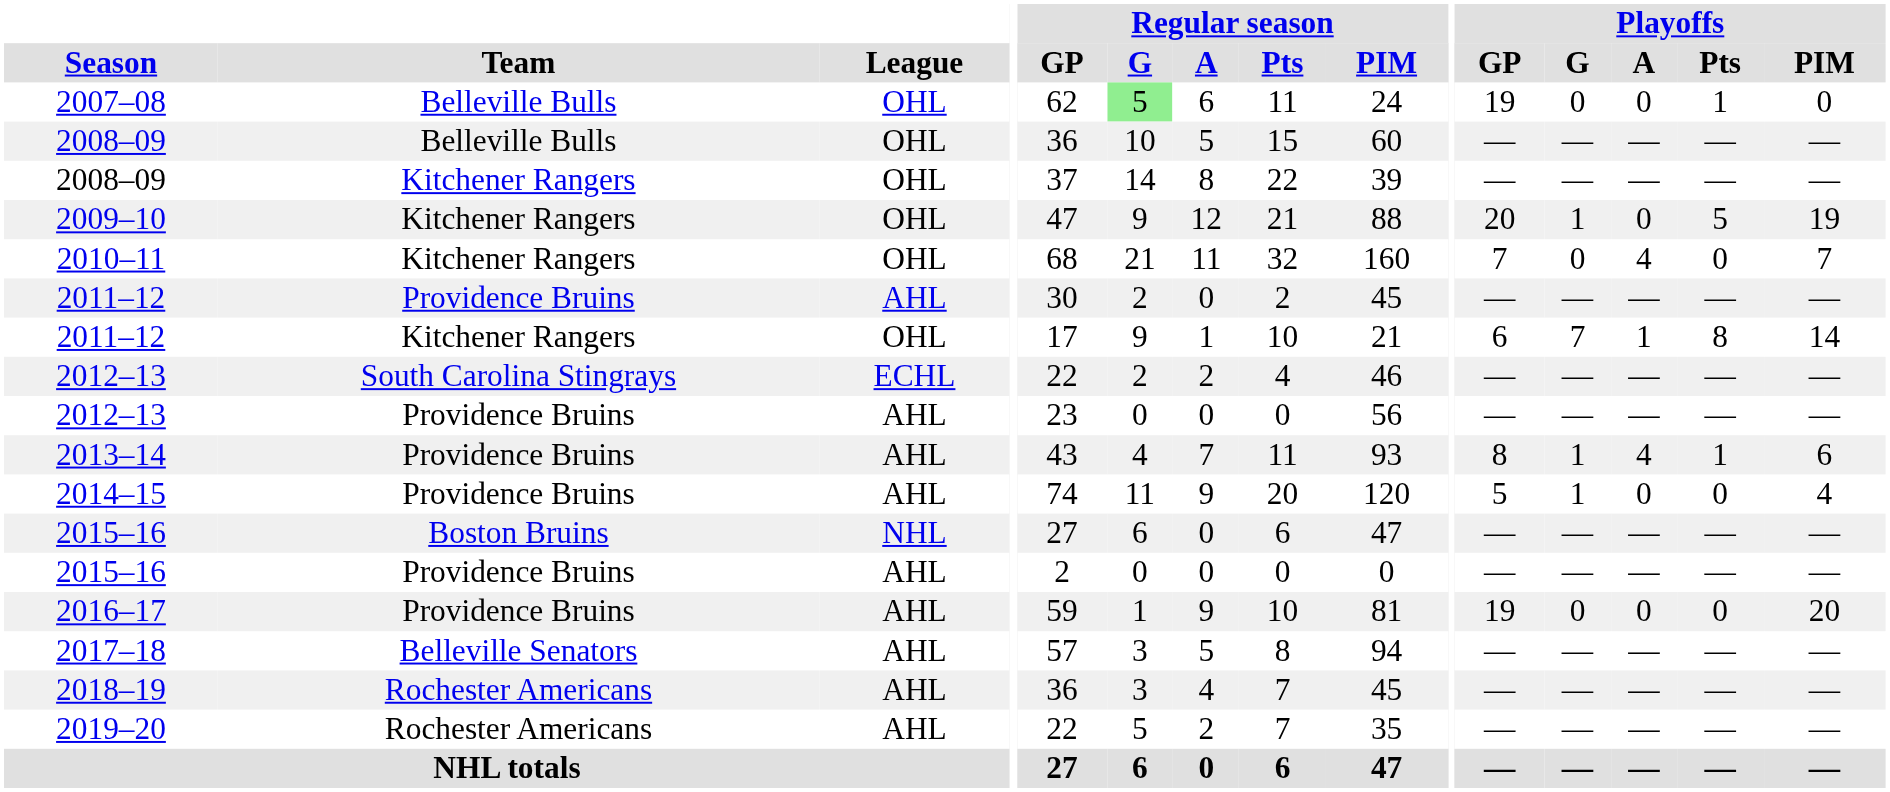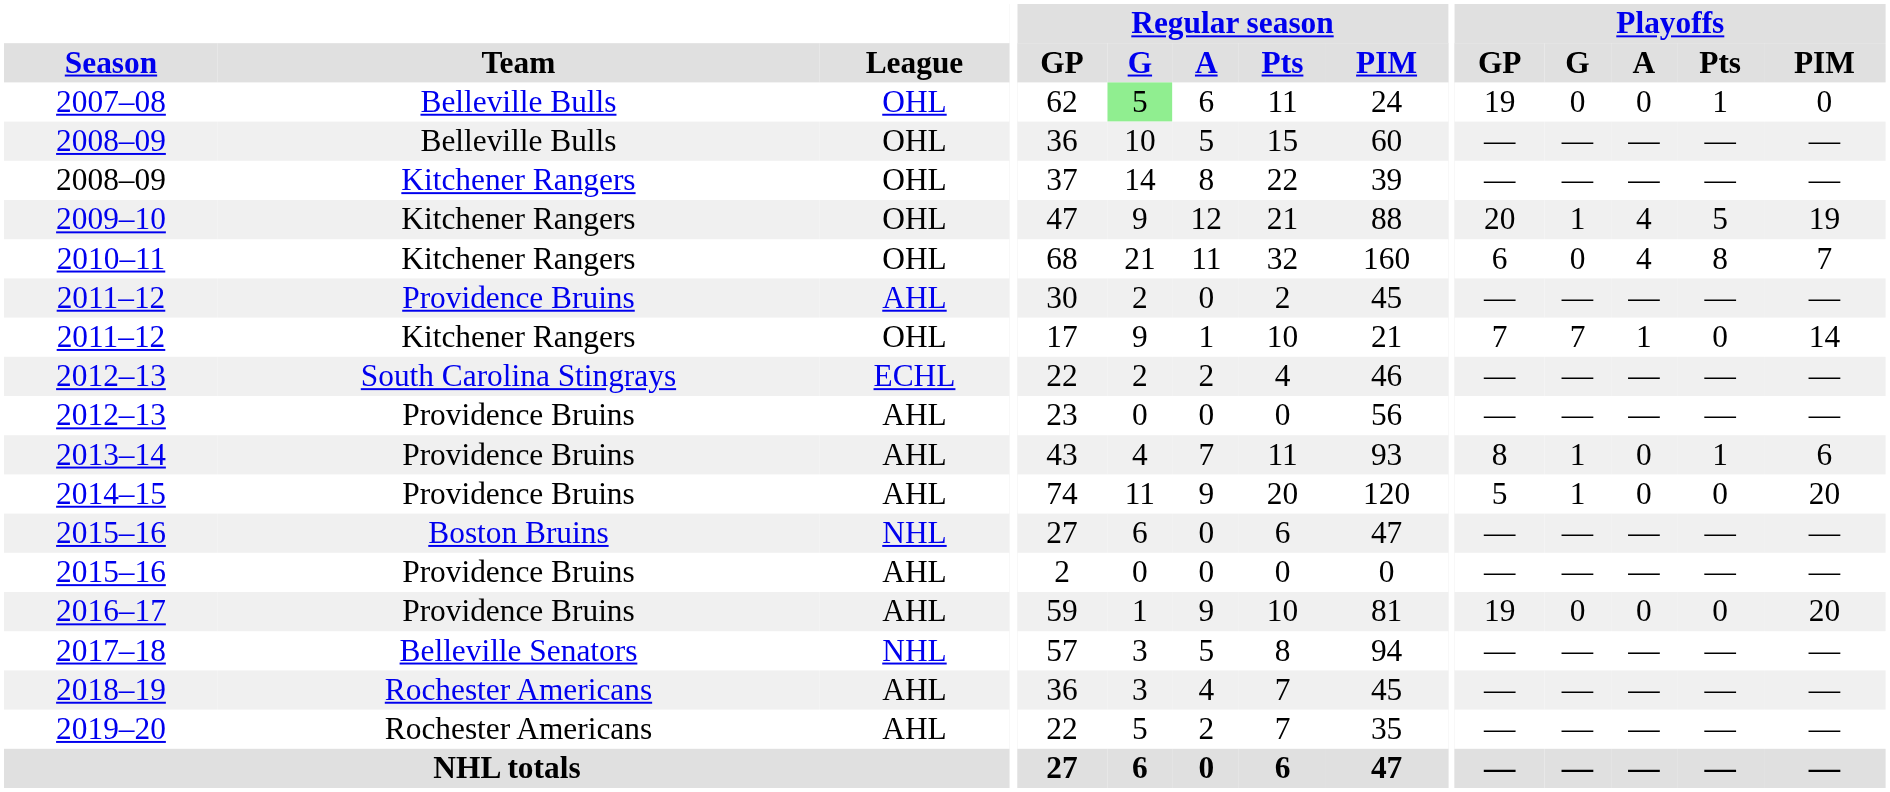(1644, 219) 0 -> (1644, 219) 4
(1500, 258) 7 -> (1500, 258) 6
(1720, 258) 0 -> (1720, 258) 8
(1500, 336) 6 -> (1500, 336) 7
(1720, 336) 8 -> (1720, 336) 0
(1644, 454) 4 -> (1644, 454) 0
(1824, 493) 4 -> (1824, 493) 20
(914, 650) AHL -> (914, 650) NHL
